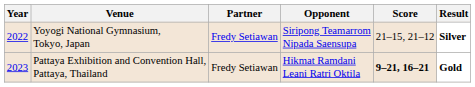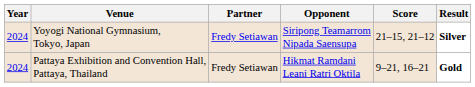(18, 37) 2022 -> (18, 37) 2024
(18, 67) 2023 -> (18, 67) 2024
(402, 67) bold -> (402, 67) normal
